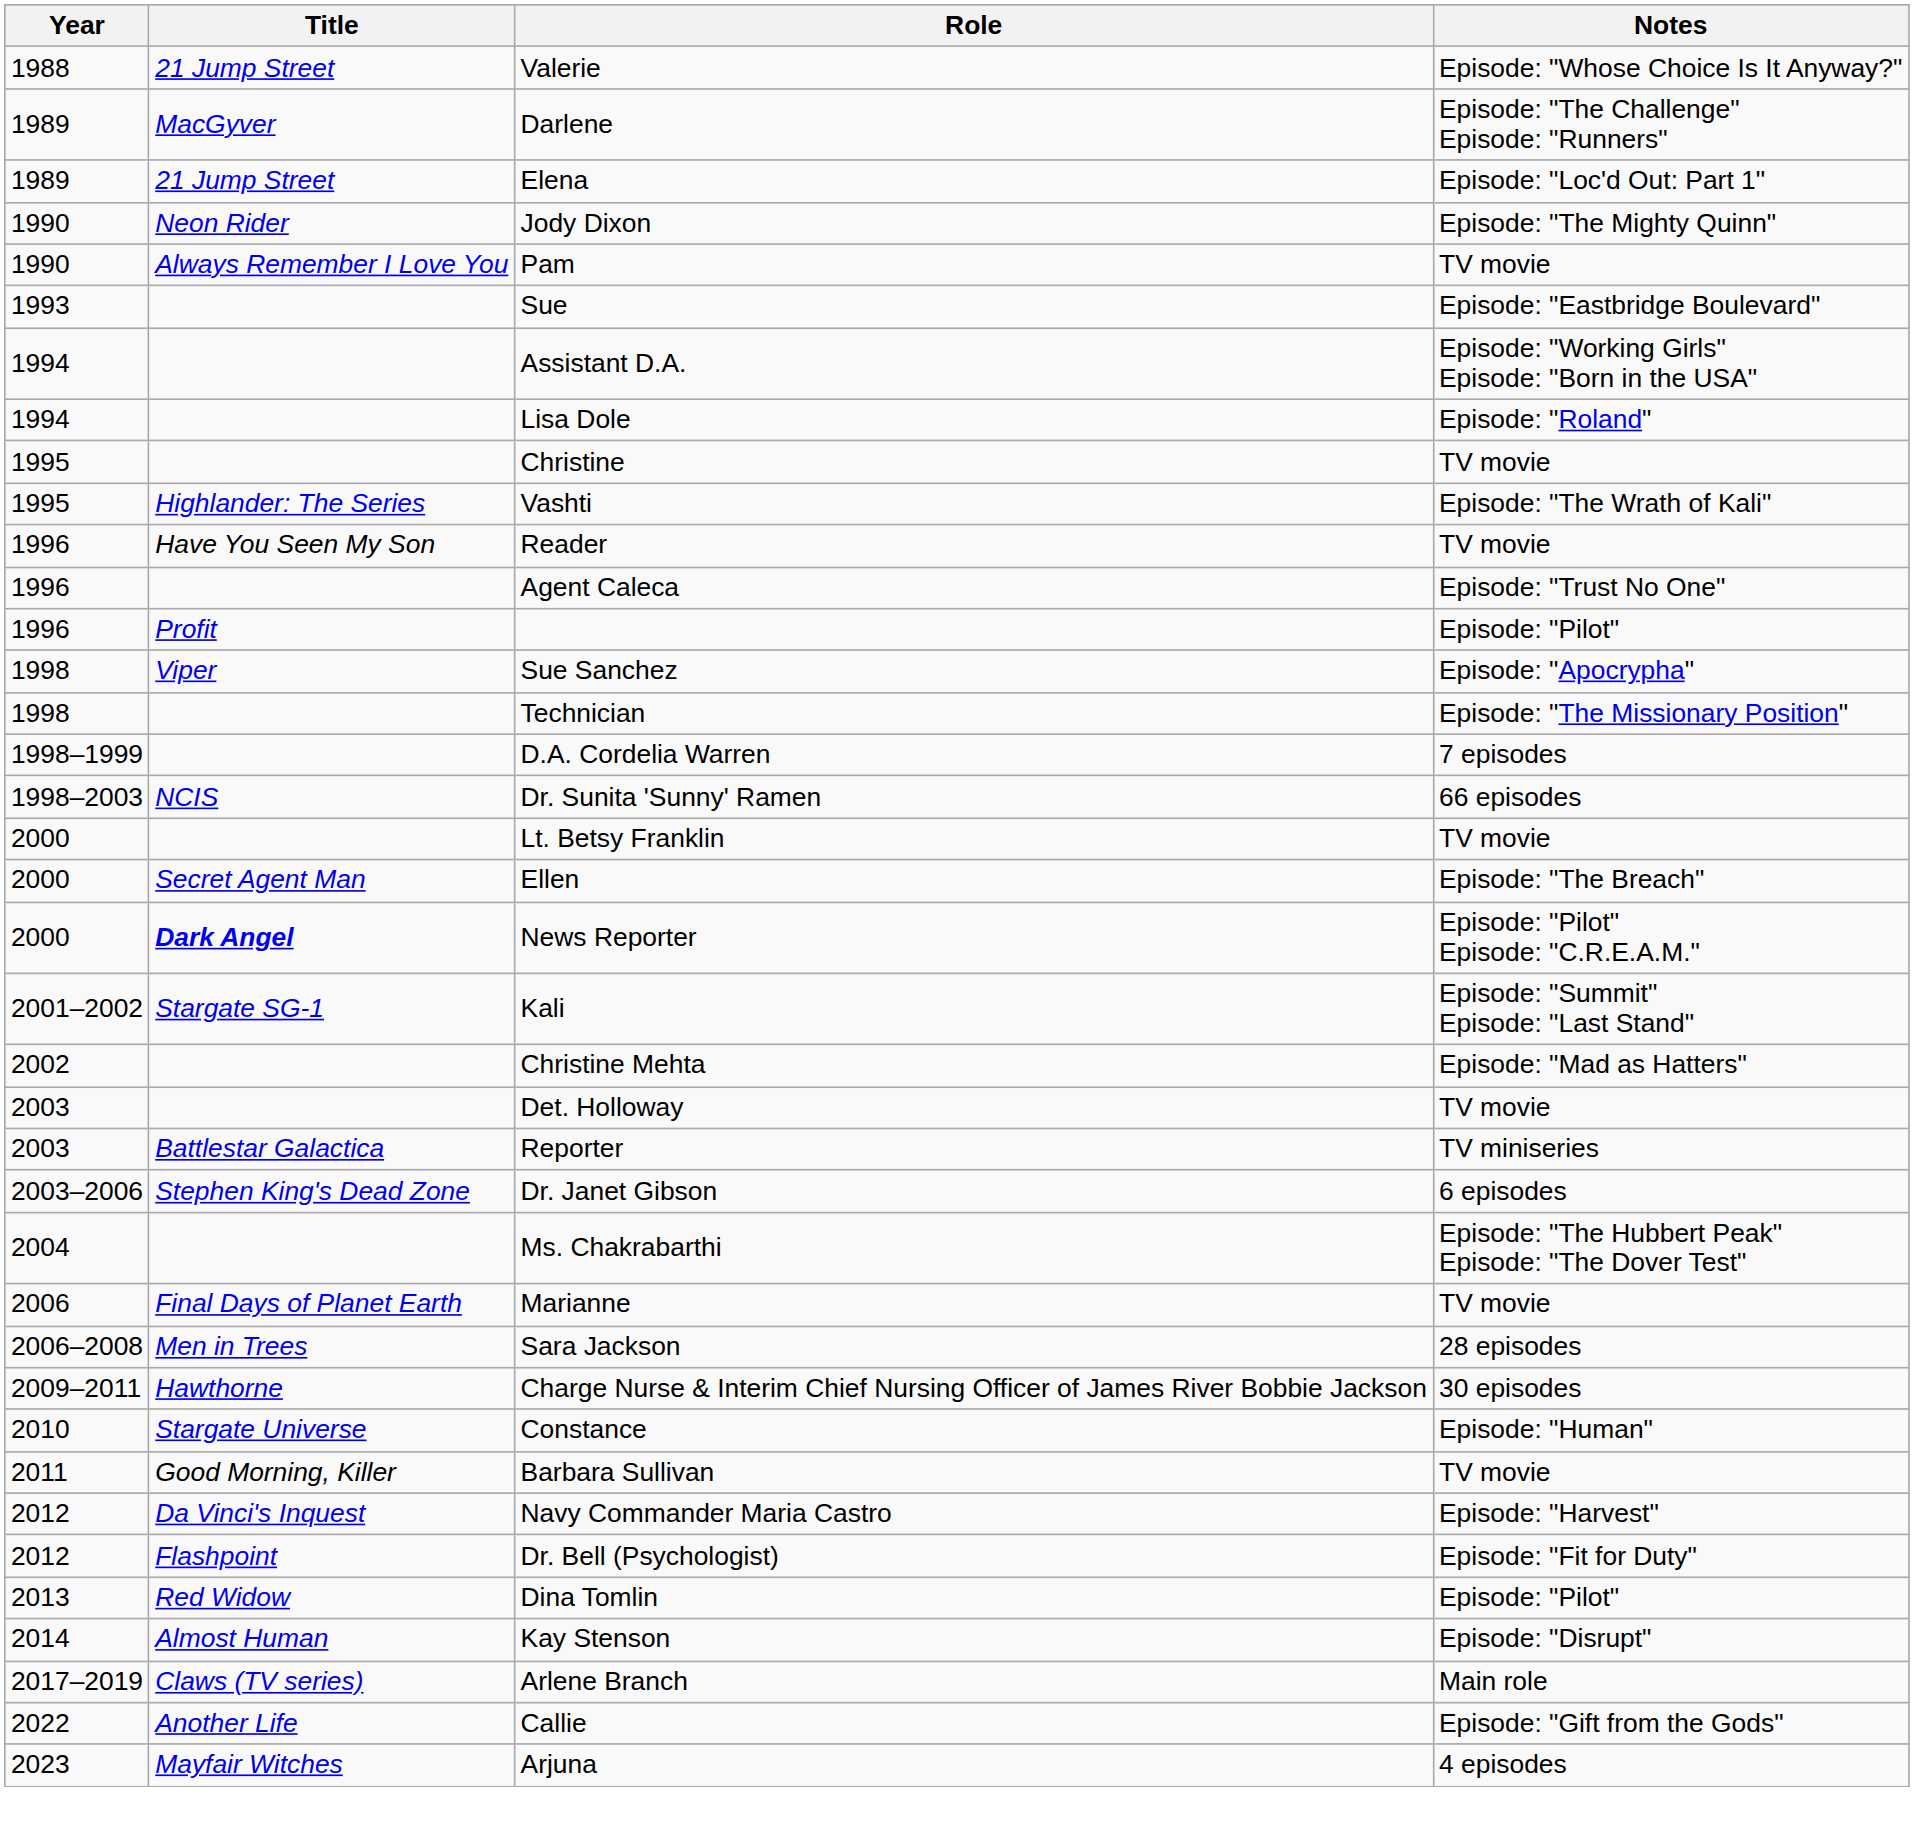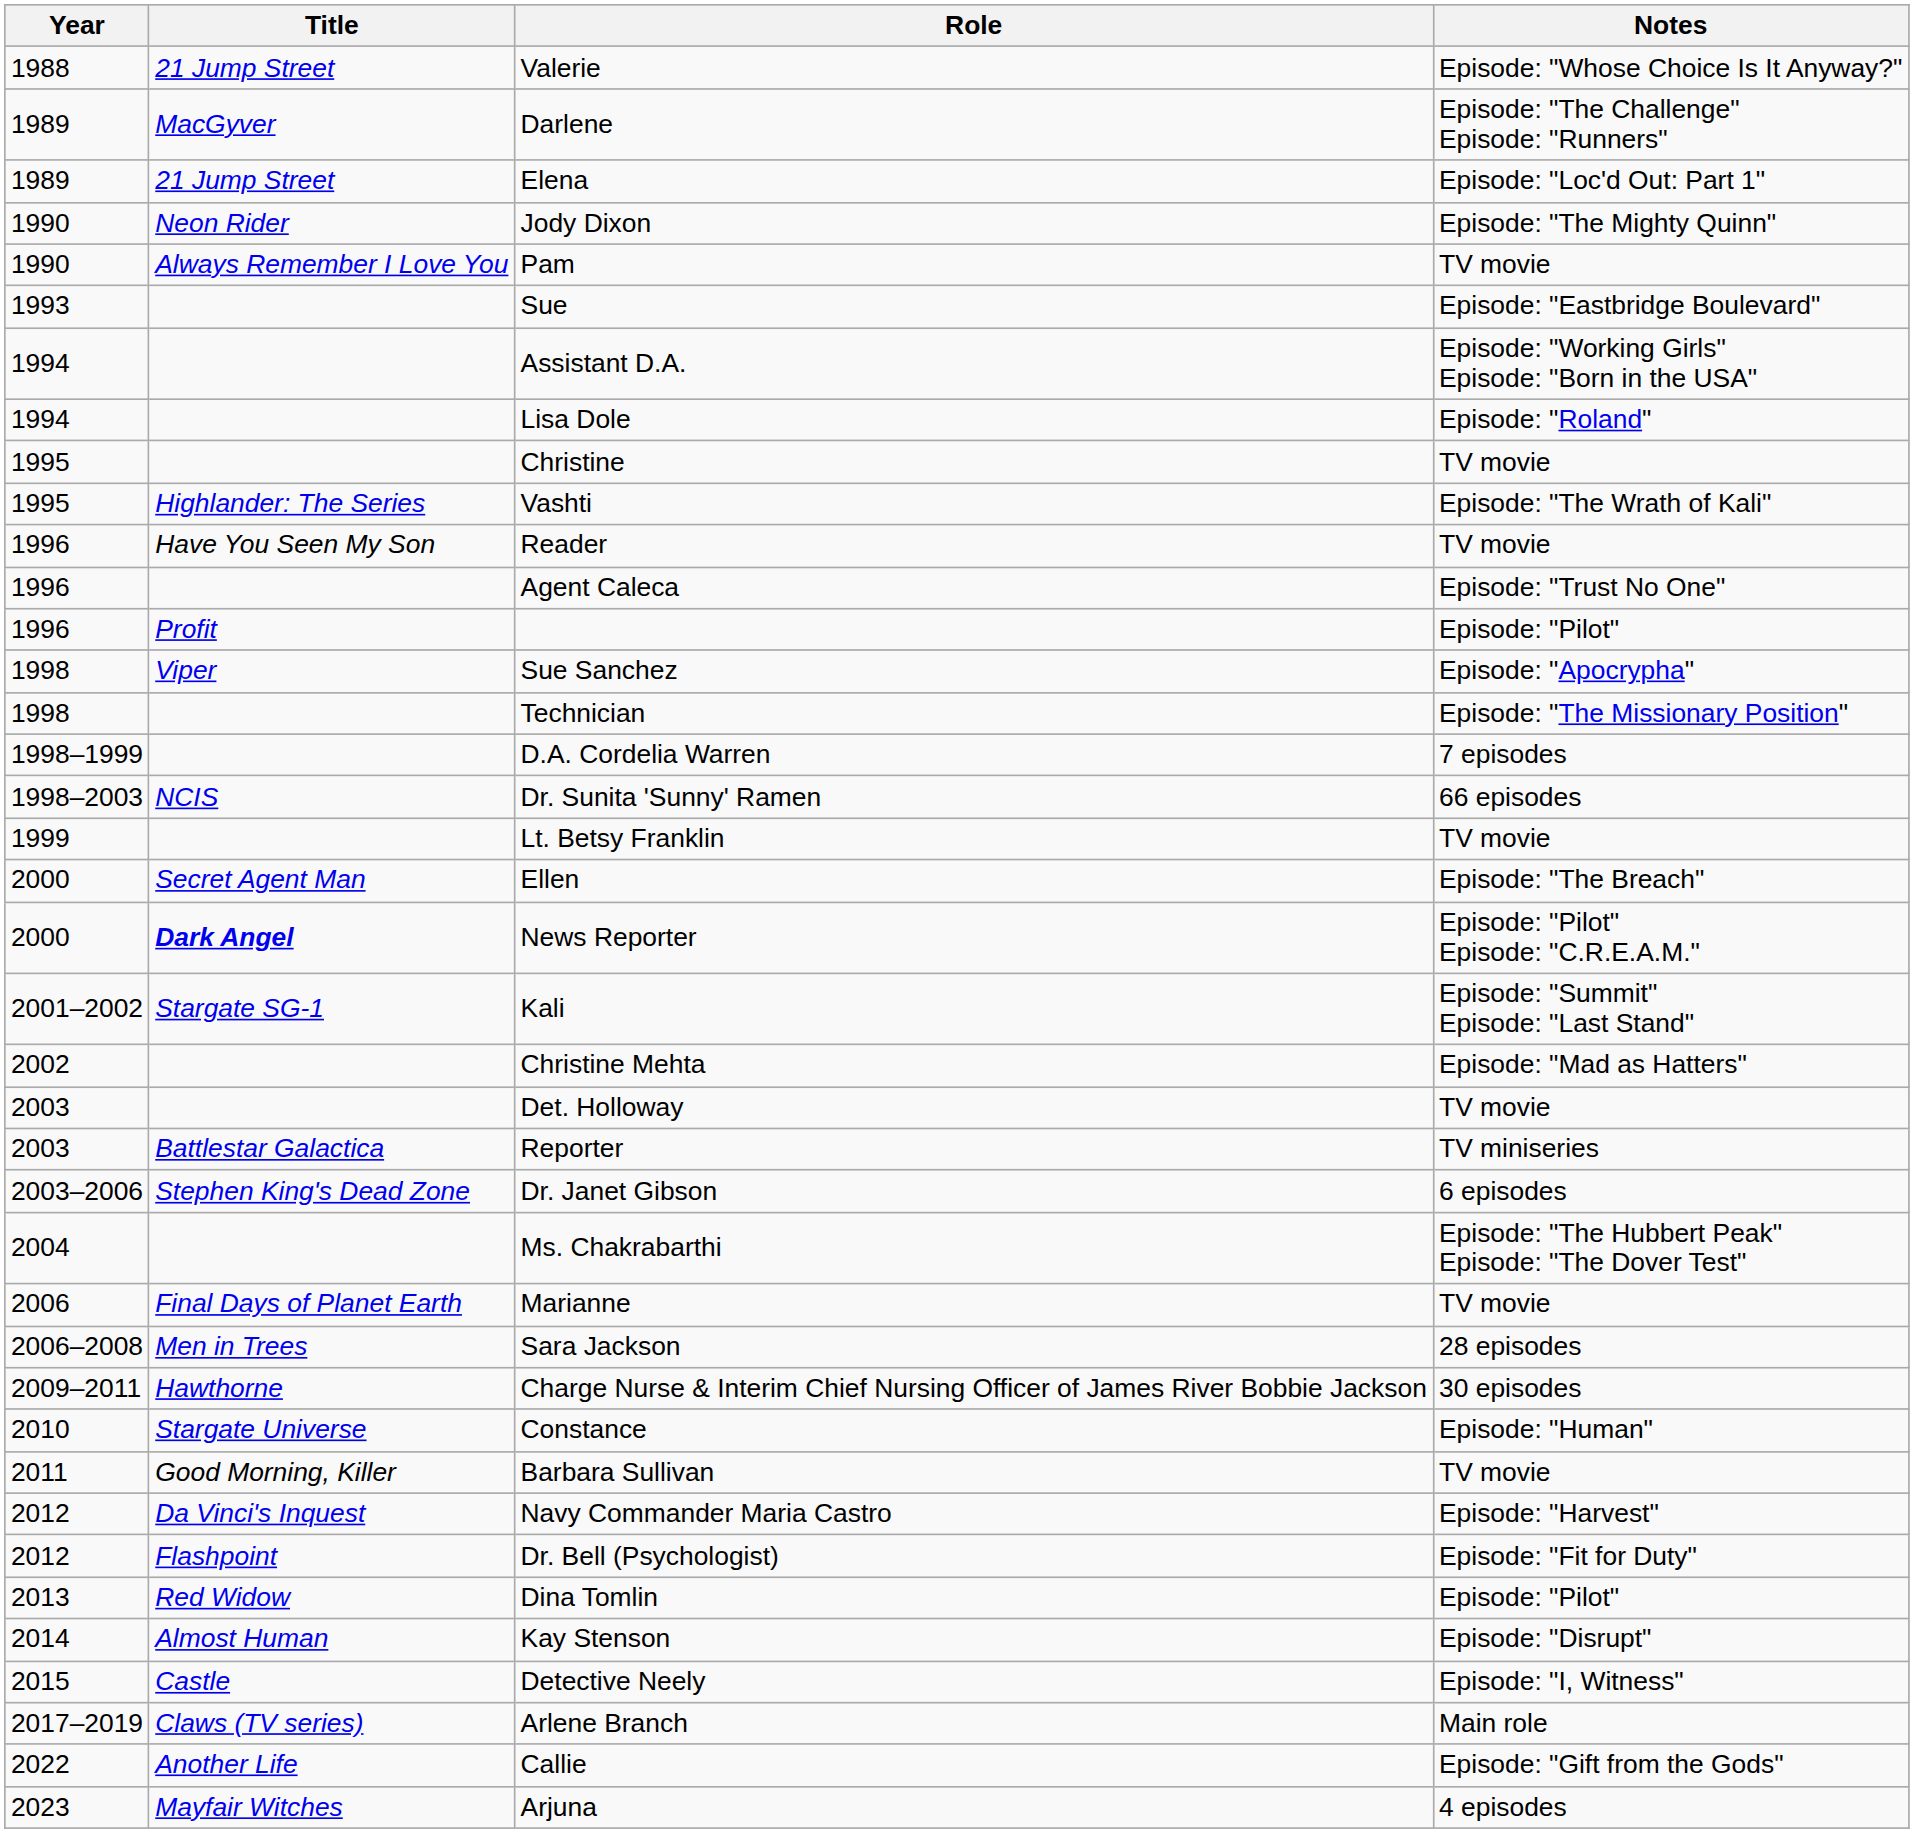(40, 838) 2000 -> (40, 838) 1999
+ row: (613, 1681)
